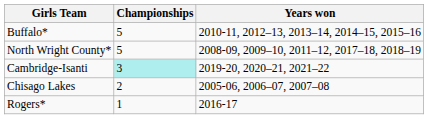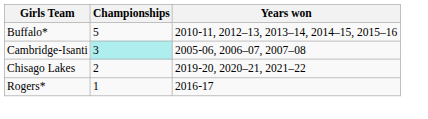- row: (59, 50)
(264, 68) 2019-20, 2020–21, 2021–22 -> (240, 50) 2005-06, 2006–07, 2007–08
(264, 86) 2005-06, 2006–07, 2007–08 -> (240, 68) 2019-20, 2020–21, 2021–22
